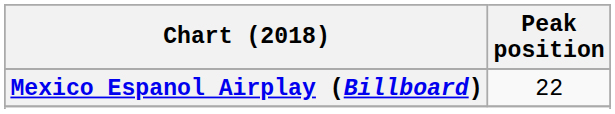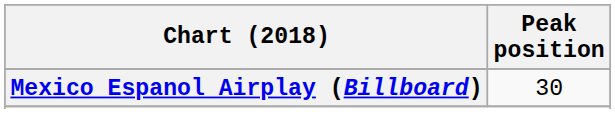(549, 88) 22 -> (549, 88) 30
